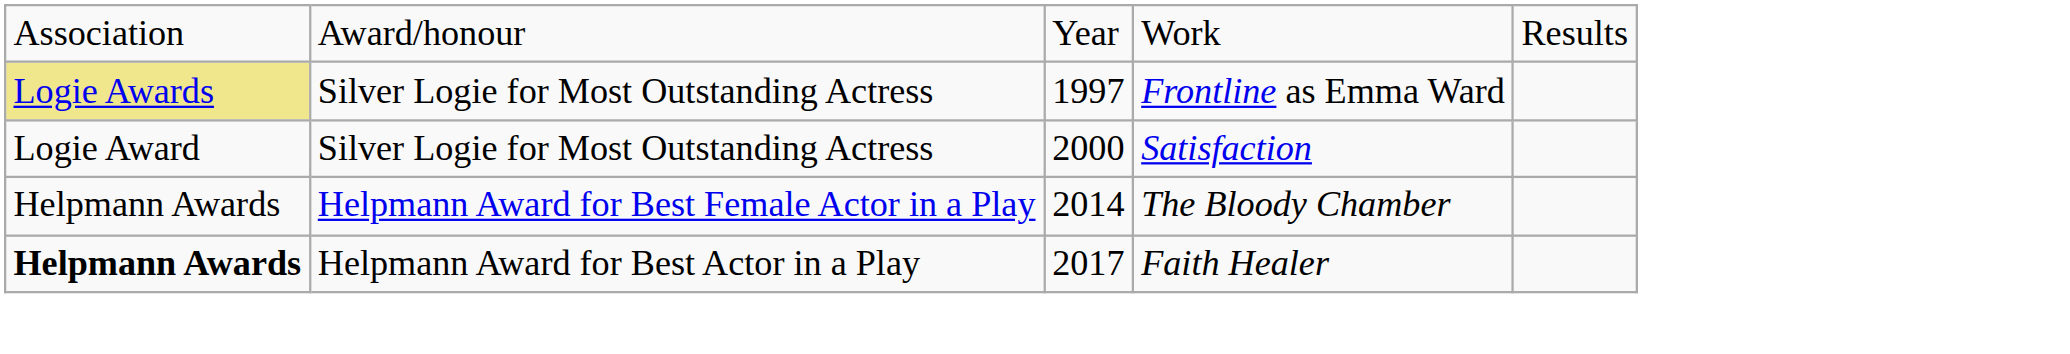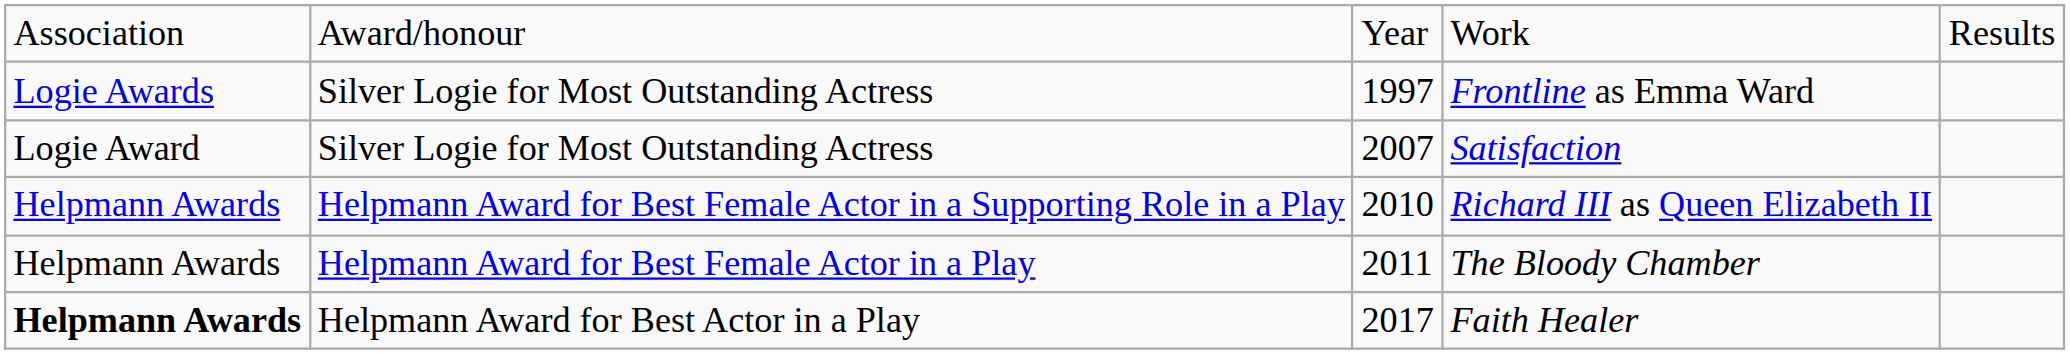(114, 90) khaki background -> (114, 90) no background
(1088, 147) 2000 -> (1398, 147) 2007
+ row: (1691, 205)
(1088, 205) 2014 -> (1397, 262) 2011
